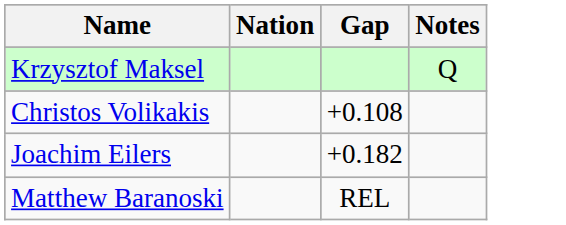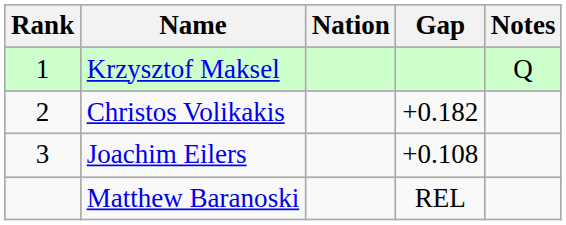+ column: (43, 25)
(365, 111) +0.108 -> (440, 111) +0.182
(365, 154) +0.182 -> (440, 154) +0.108
